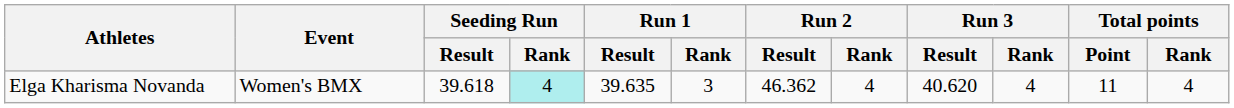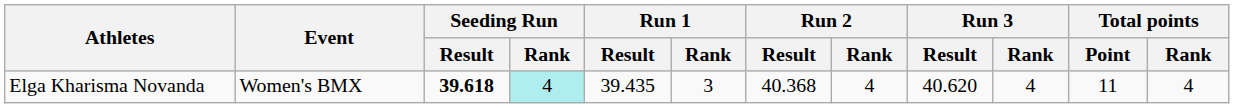(467, 86) normal -> (467, 86) bold
(628, 86) 39.635 -> (628, 86) 39.435
(789, 86) 46.362 -> (789, 86) 40.368
